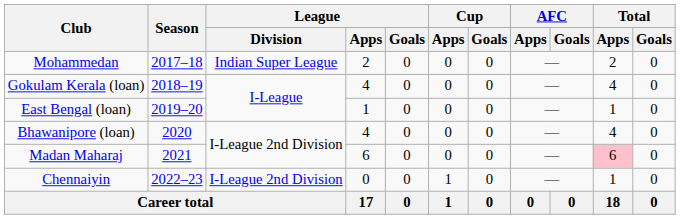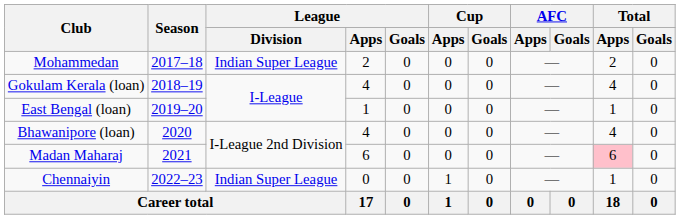(276, 179) I-League 2nd Division -> (276, 179) Indian Super League
